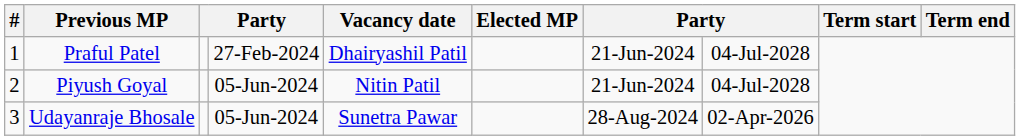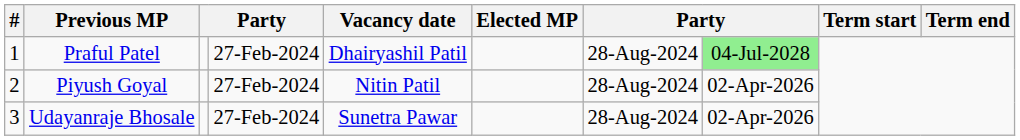(643, 53) 21-Jun-2024 -> (643, 53) 28-Aug-2024
(761, 53) no background -> (761, 53) lightgreen background
(266, 85) 05-Jun-2024 -> (266, 85) 27-Feb-2024
(643, 85) 21-Jun-2024 -> (643, 85) 28-Aug-2024
(761, 85) 04-Jul-2028 -> (761, 85) 02-Apr-2026
(266, 118) 05-Jun-2024 -> (266, 118) 27-Feb-2024
